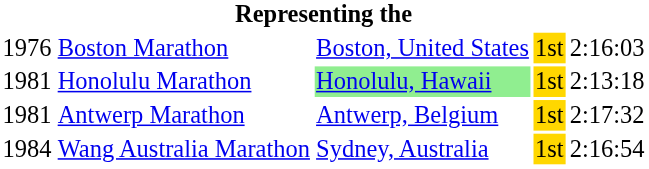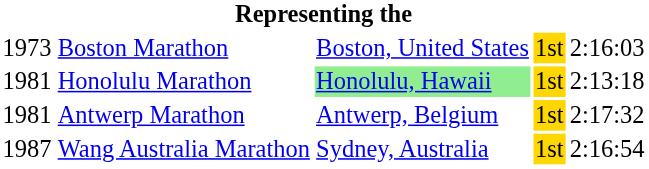(27, 47) 1976 -> (27, 47) 1973
(27, 148) 1984 -> (27, 148) 1987
